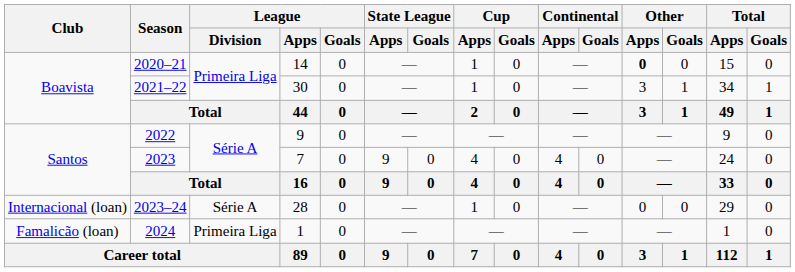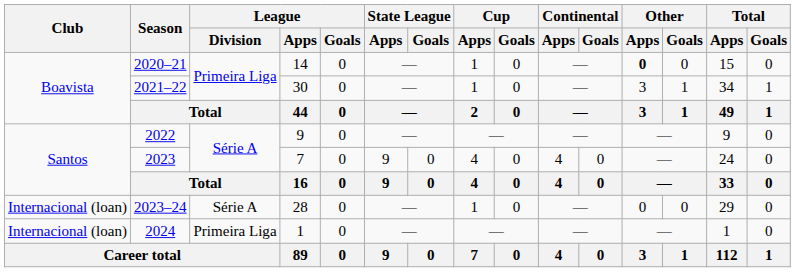(67, 231) Famalicão (loan) -> (67, 231) Internacional (loan)
